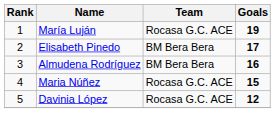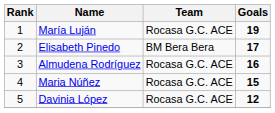(180, 64) BM Bera Bera -> (189, 64) Rocasa G.C. ACE
